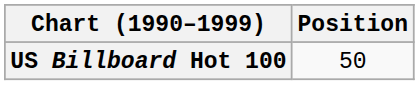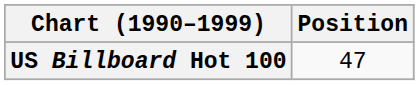(353, 61) 50 -> (353, 61) 47
